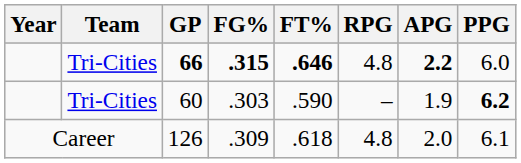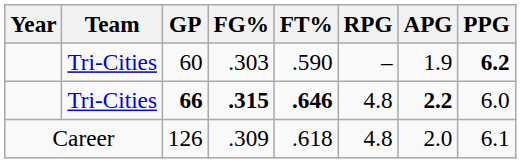rows swapped: (191, 100) <-> (191, 62)
